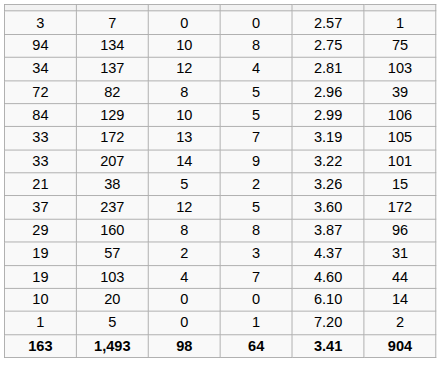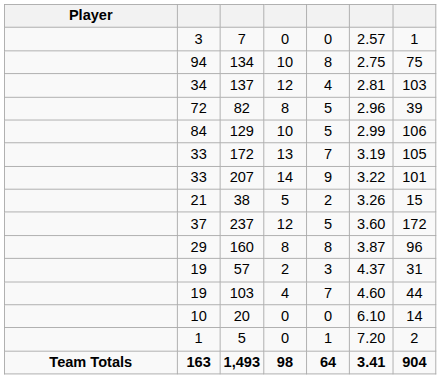+ column: (91, 16)
